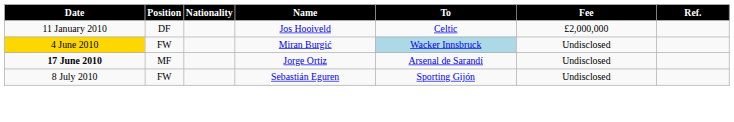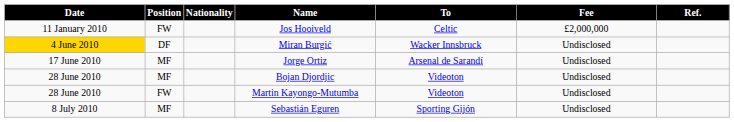(164, 29) DF -> (164, 29) FW
(164, 45) FW -> (164, 45) DF
(446, 45) lightblue background -> (446, 45) no background
(75, 61) bold -> (75, 61) normal
+ row: (305, 77)
+ row: (305, 93)
(164, 77) FW -> (164, 109) MF
